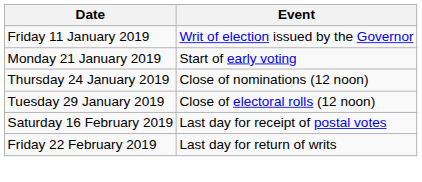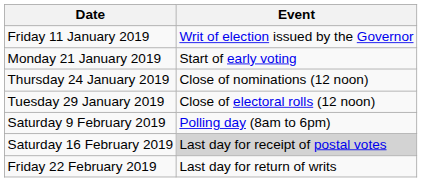+ row: (87, 123)
(283, 123) no background -> (283, 144) lightgrey background
